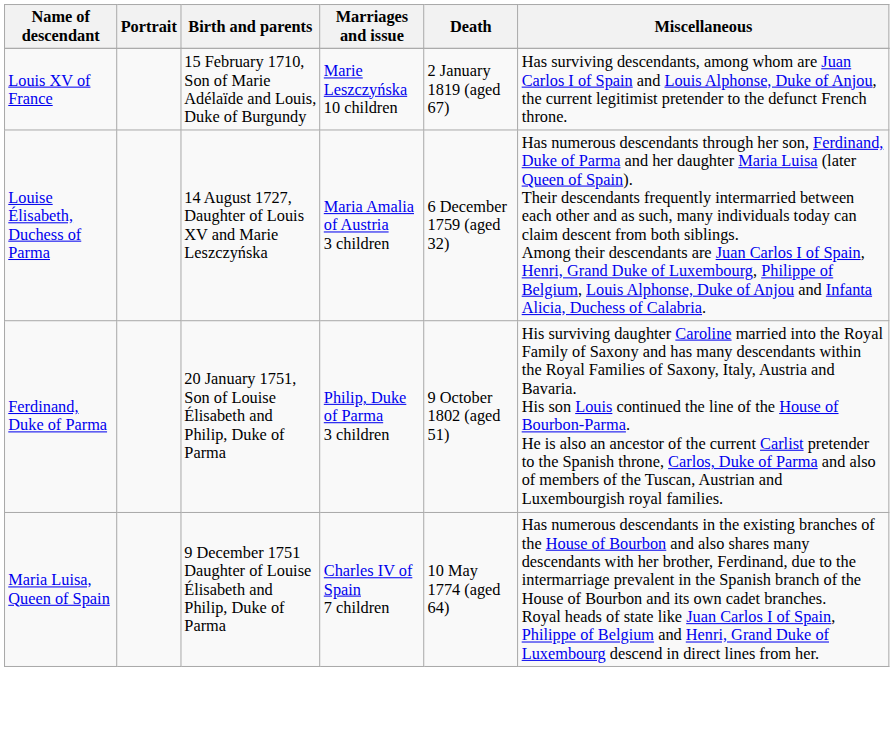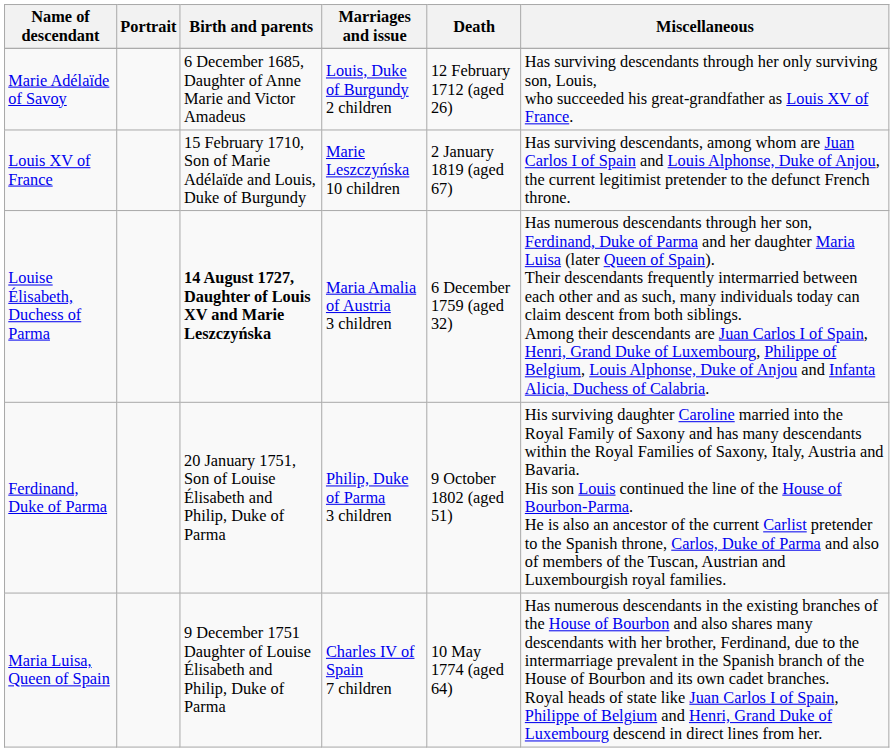+ row: (59, 89)
(244, 225) normal -> (247, 306) bold
